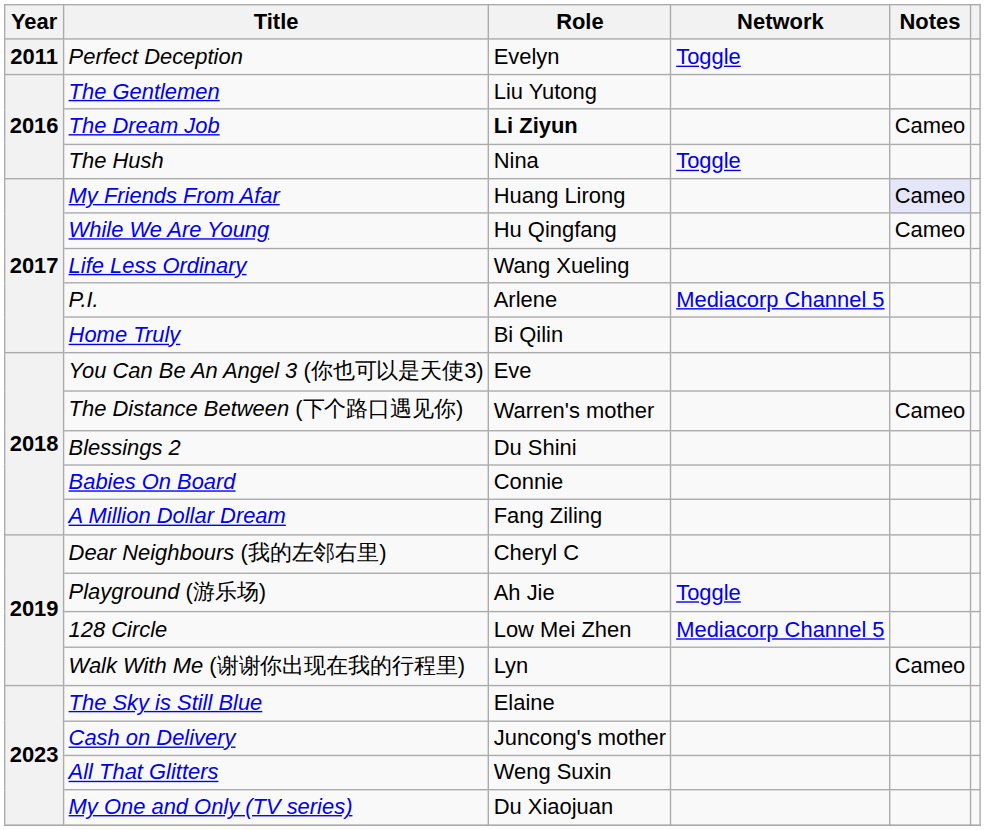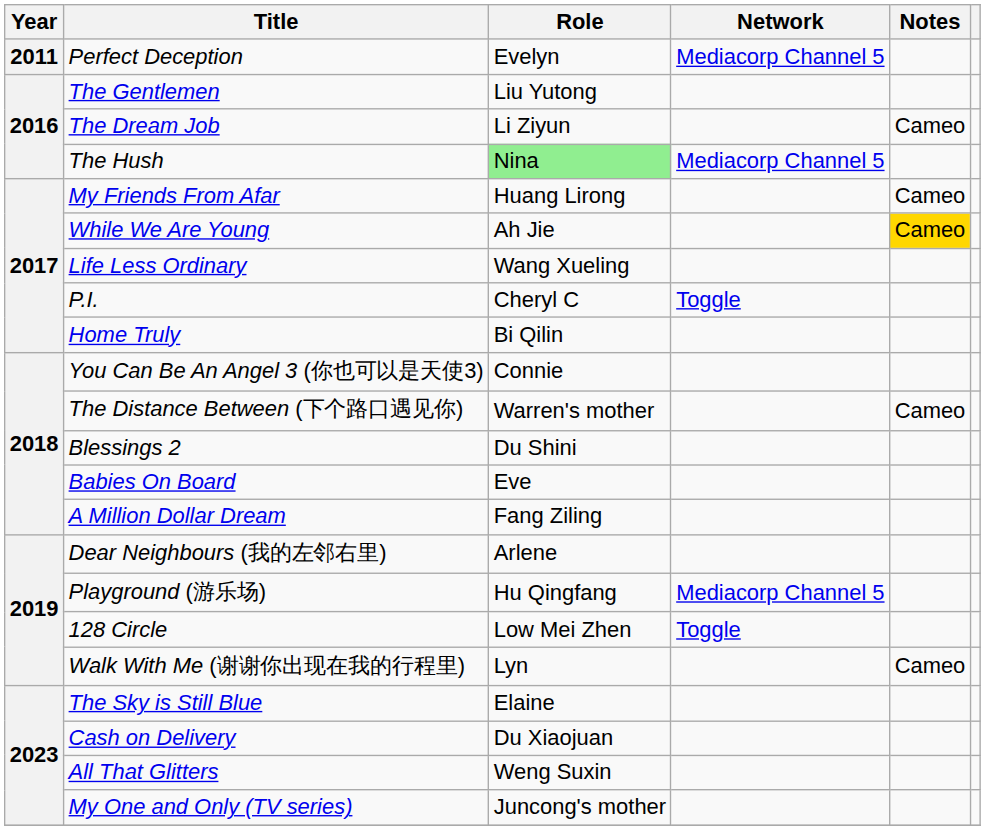(708, 56) Toggle -> (780, 56) Mediacorp Channel 5
(536, 126) bold -> (532, 126) normal
(516, 160) no background -> (516, 160) lightgreen background
(708, 160) Toggle -> (780, 160) Mediacorp Channel 5
(930, 195) lavender background -> (930, 195) no background
(555, 230) Hu Qingfang -> (524, 230) Ah Jie
(930, 230) no background -> (930, 230) gold background
(525, 299) Arlene -> (536, 299) Cheryl C
(780, 299) Mediacorp Channel 5 -> (708, 299) Toggle
(513, 371) Eve -> (528, 371) Connie
(528, 482) Connie -> (513, 482) Eve
(536, 553) Cheryl C -> (525, 553) Arlene
(524, 592) Ah Jie -> (555, 592) Hu Qingfang
(708, 592) Toggle -> (780, 592) Mediacorp Channel 5
(780, 629) Mediacorp Channel 5 -> (708, 629) Toggle
(580, 737) Juncong's mother -> (553, 737) Du Xiaojuan
(553, 807) Du Xiaojuan -> (580, 807) Juncong's mother
